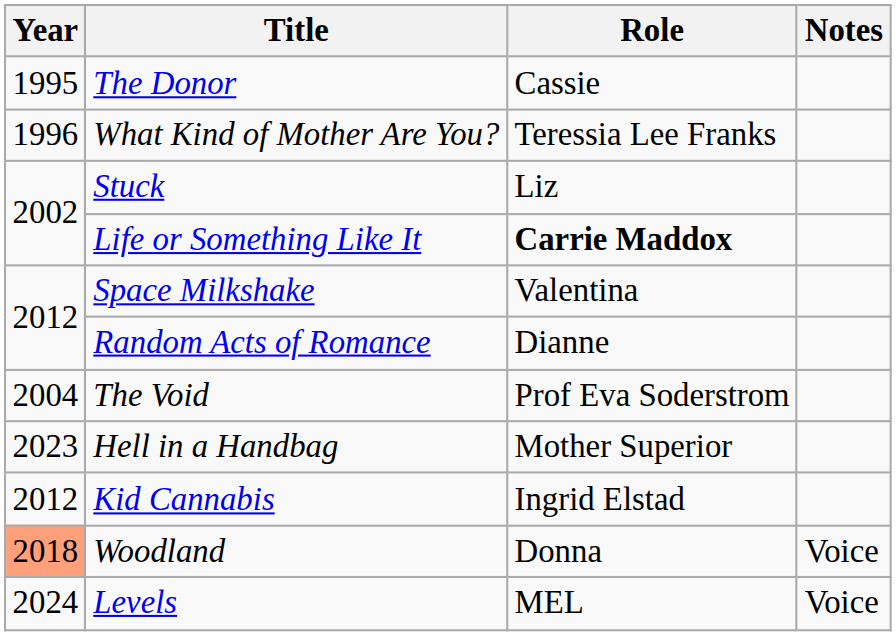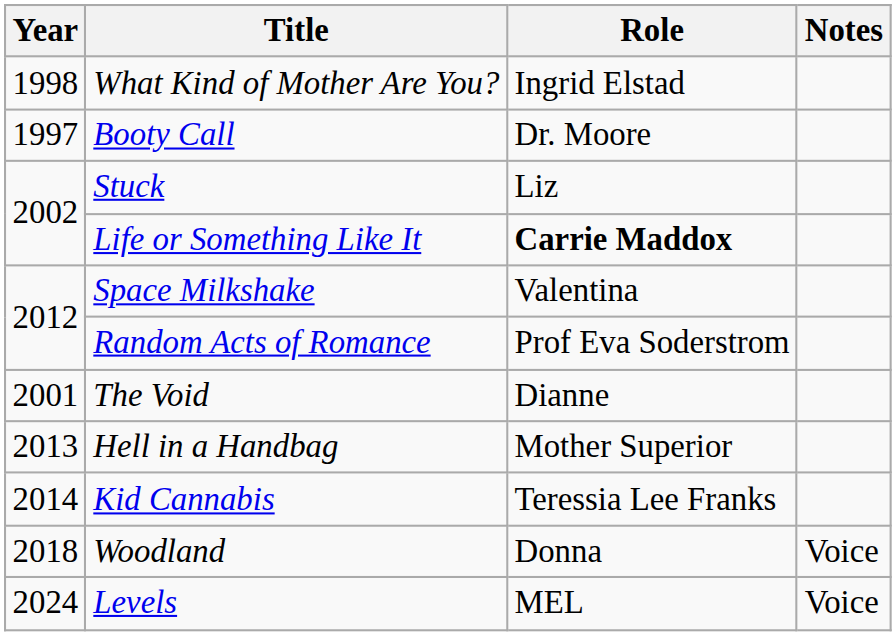- row: (165, 82)
(45, 134) 1996 -> (45, 82) 1998
(645, 134) Teressia Lee Franks -> (600, 82) Ingrid Elstad
+ row: (164, 134)
(562, 342) Dianne -> (652, 342) Prof Eva Soderstrom
(45, 394) 2004 -> (45, 394) 2001
(652, 394) Prof Eva Soderstrom -> (562, 394) Dianne
(45, 446) 2023 -> (45, 446) 2013
(45, 498) 2012 -> (45, 498) 2014
(600, 498) Ingrid Elstad -> (645, 498) Teressia Lee Franks
(45, 550) lightsalmon background -> (45, 550) no background
